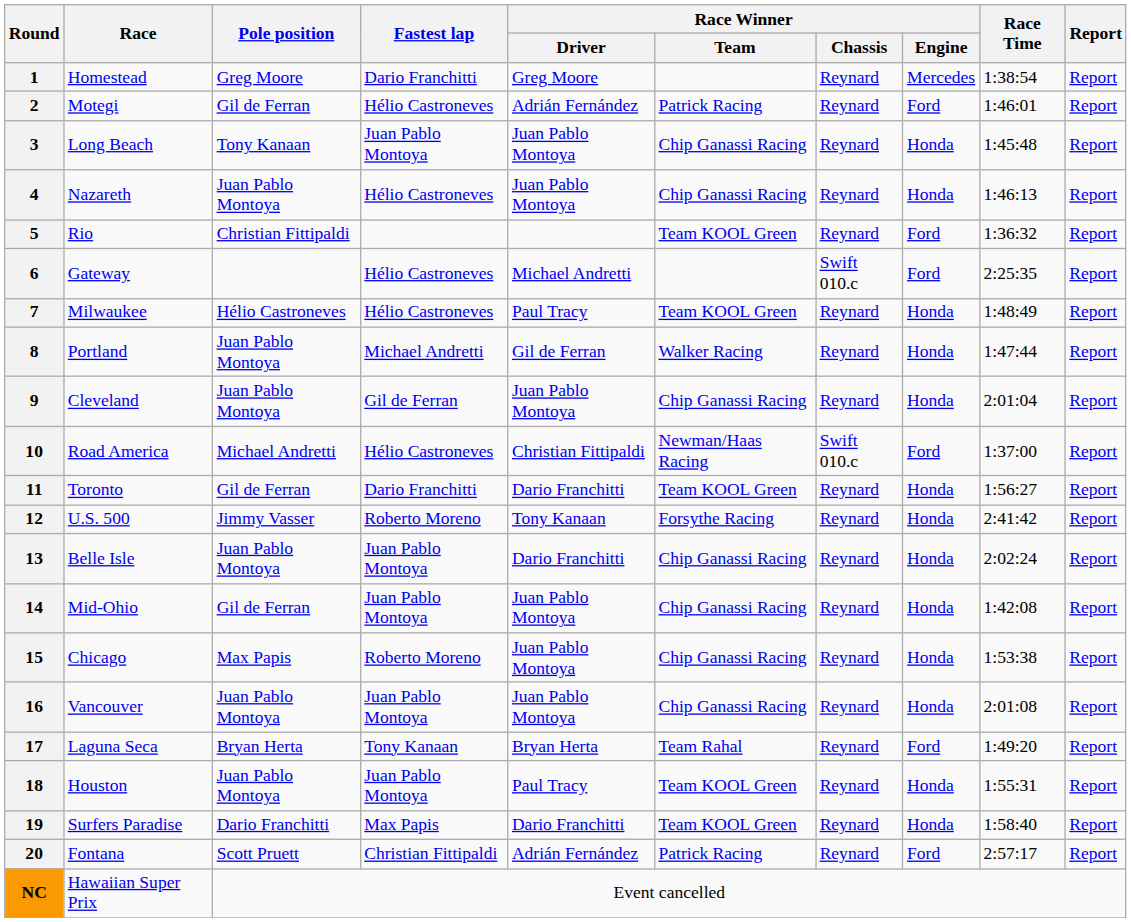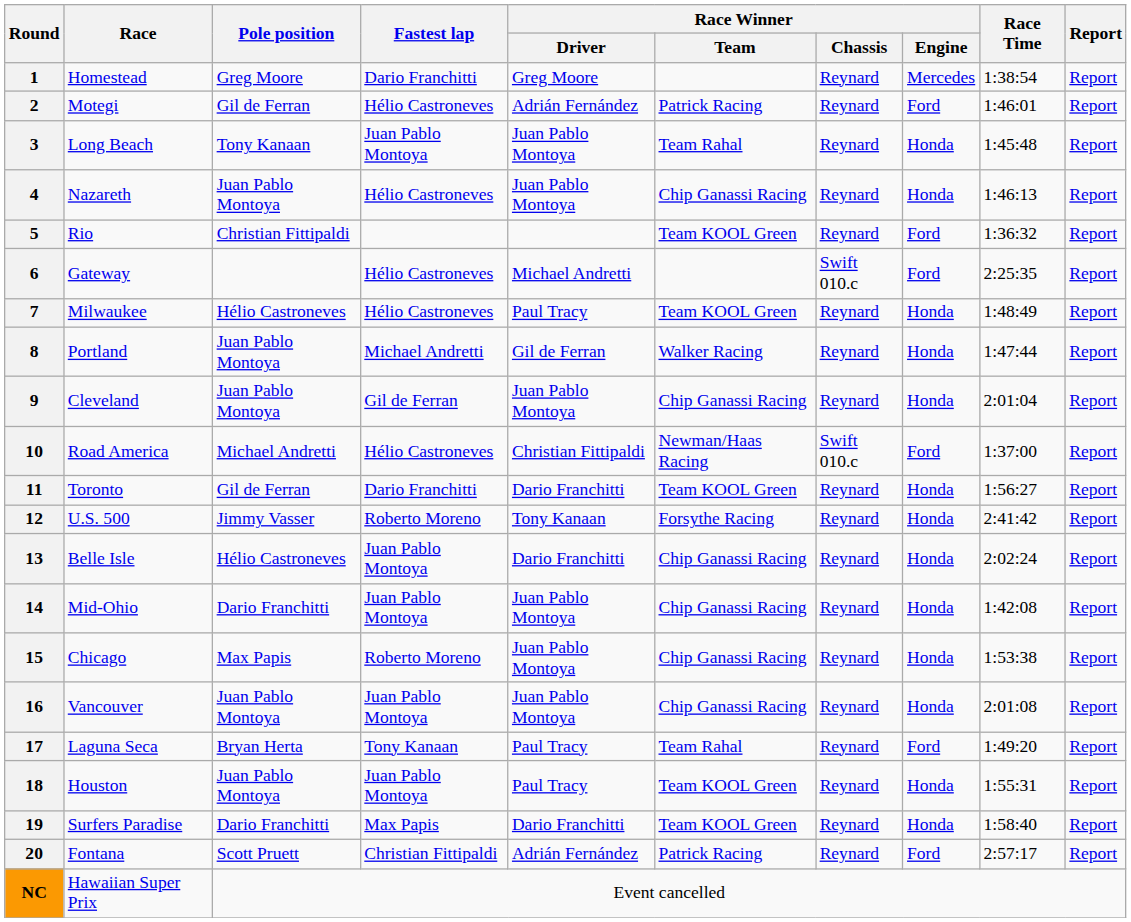(733, 144) Chip Ganassi Racing -> (701, 144) Team Rahal
(255, 557) Juan Pablo Montoya -> (281, 557) Hélio Castroneves
(263, 607) Gil de Ferran -> (273, 607) Dario Franchitti
(555, 745) Bryan Herta -> (550, 745) Paul Tracy
